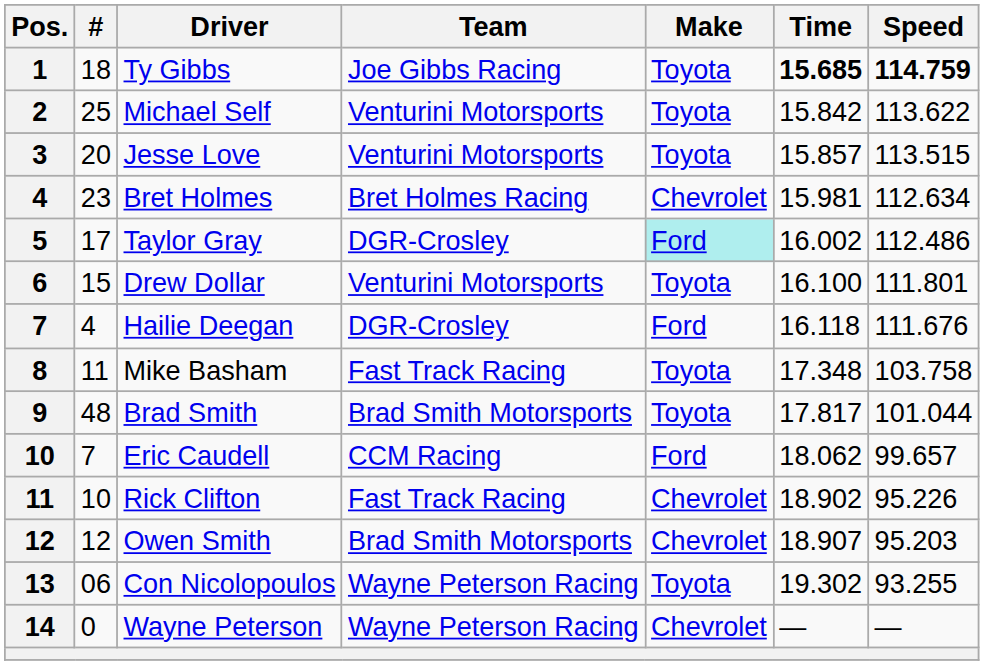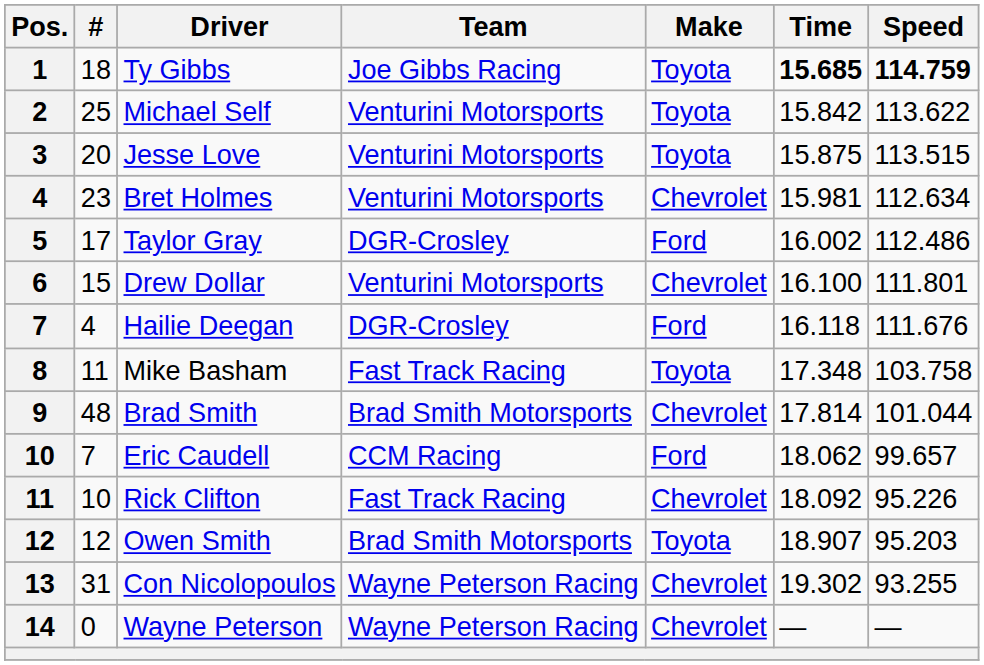(821, 155) 15.857 -> (821, 155) 15.875
(468, 198) Bret Holmes Racing -> (476, 198) Venturini Motorsports
(679, 241) paleturquoise background -> (679, 241) no background
(691, 283) Toyota -> (709, 283) Chevrolet
(691, 412) Toyota -> (709, 412) Chevrolet
(821, 412) 17.817 -> (821, 412) 17.814
(821, 498) 18.902 -> (821, 498) 18.092
(709, 540) Chevrolet -> (691, 540) Toyota
(96, 583) 06 -> (96, 583) 31
(691, 583) Toyota -> (709, 583) Chevrolet
